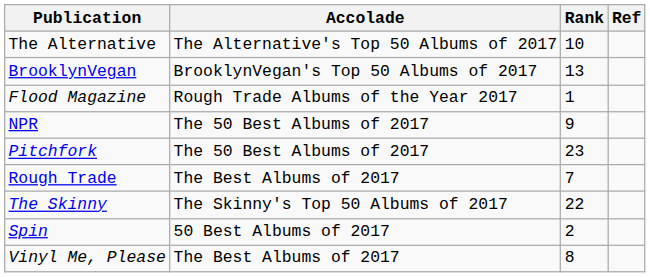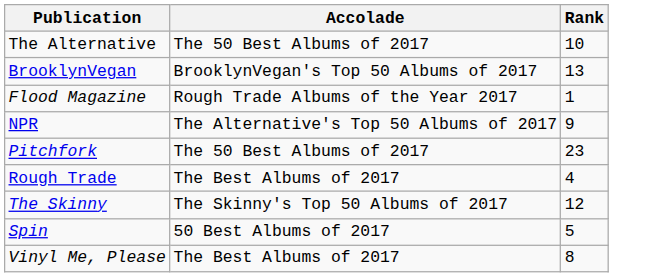- column: (627, 18)
(365, 45) The Alternative's Top 50 Albums of 2017 -> (301, 45) The 50 Best Albums of 2017
(301, 125) The 50 Best Albums of 2017 -> (365, 125) The Alternative's Top 50 Albums of 2017
(570, 178) 7 -> (570, 178) 4
(575, 205) 22 -> (575, 205) 12
(570, 232) 2 -> (570, 232) 5
